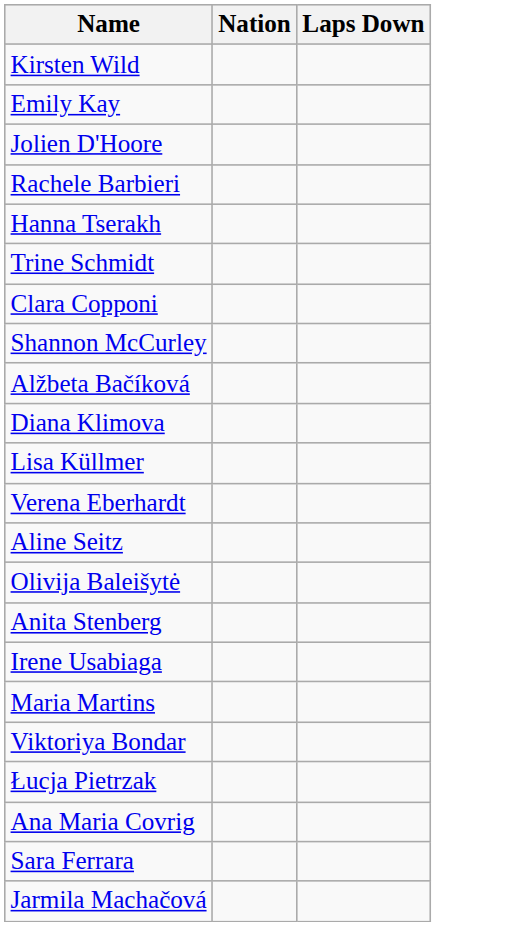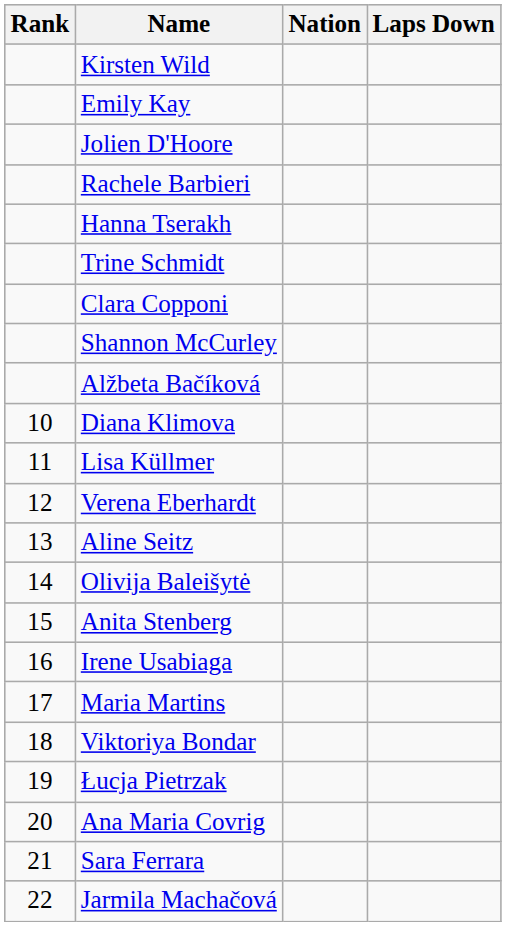+ column: (40, 24)
